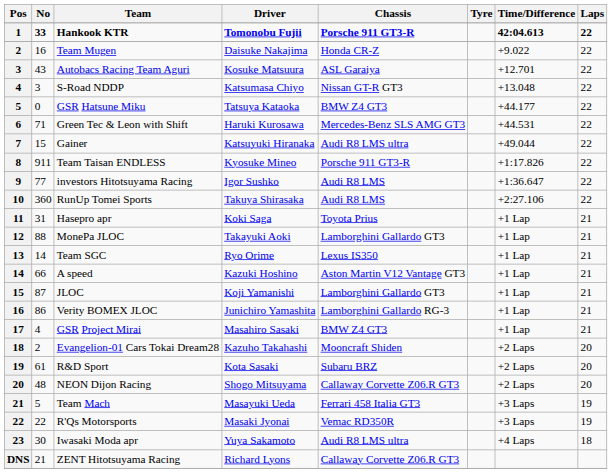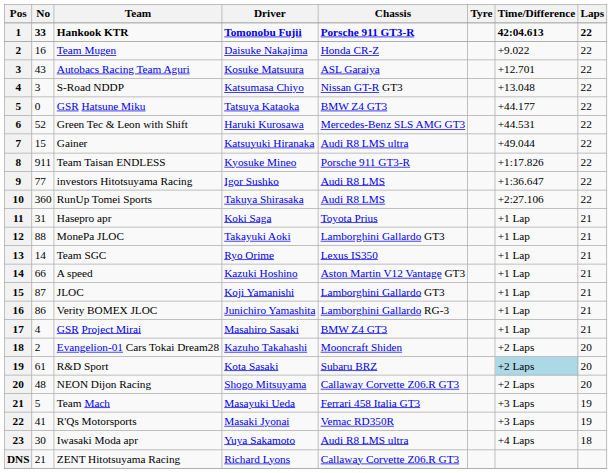(40, 125) 71 -> (40, 125) 52
(516, 366) no background -> (516, 366) lightblue background
(40, 421) 22 -> (40, 421) 41
